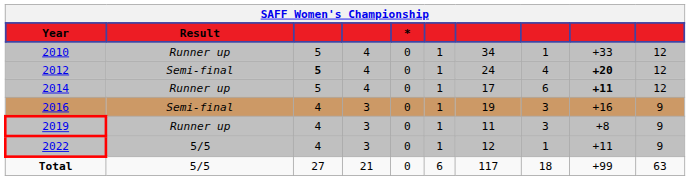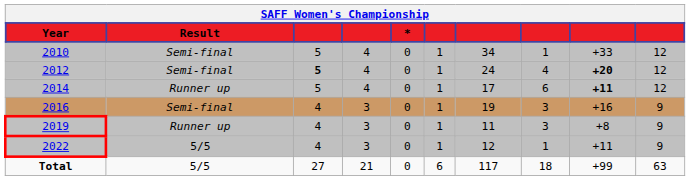(200, 52) Runner up -> (200, 52) Semi-final
